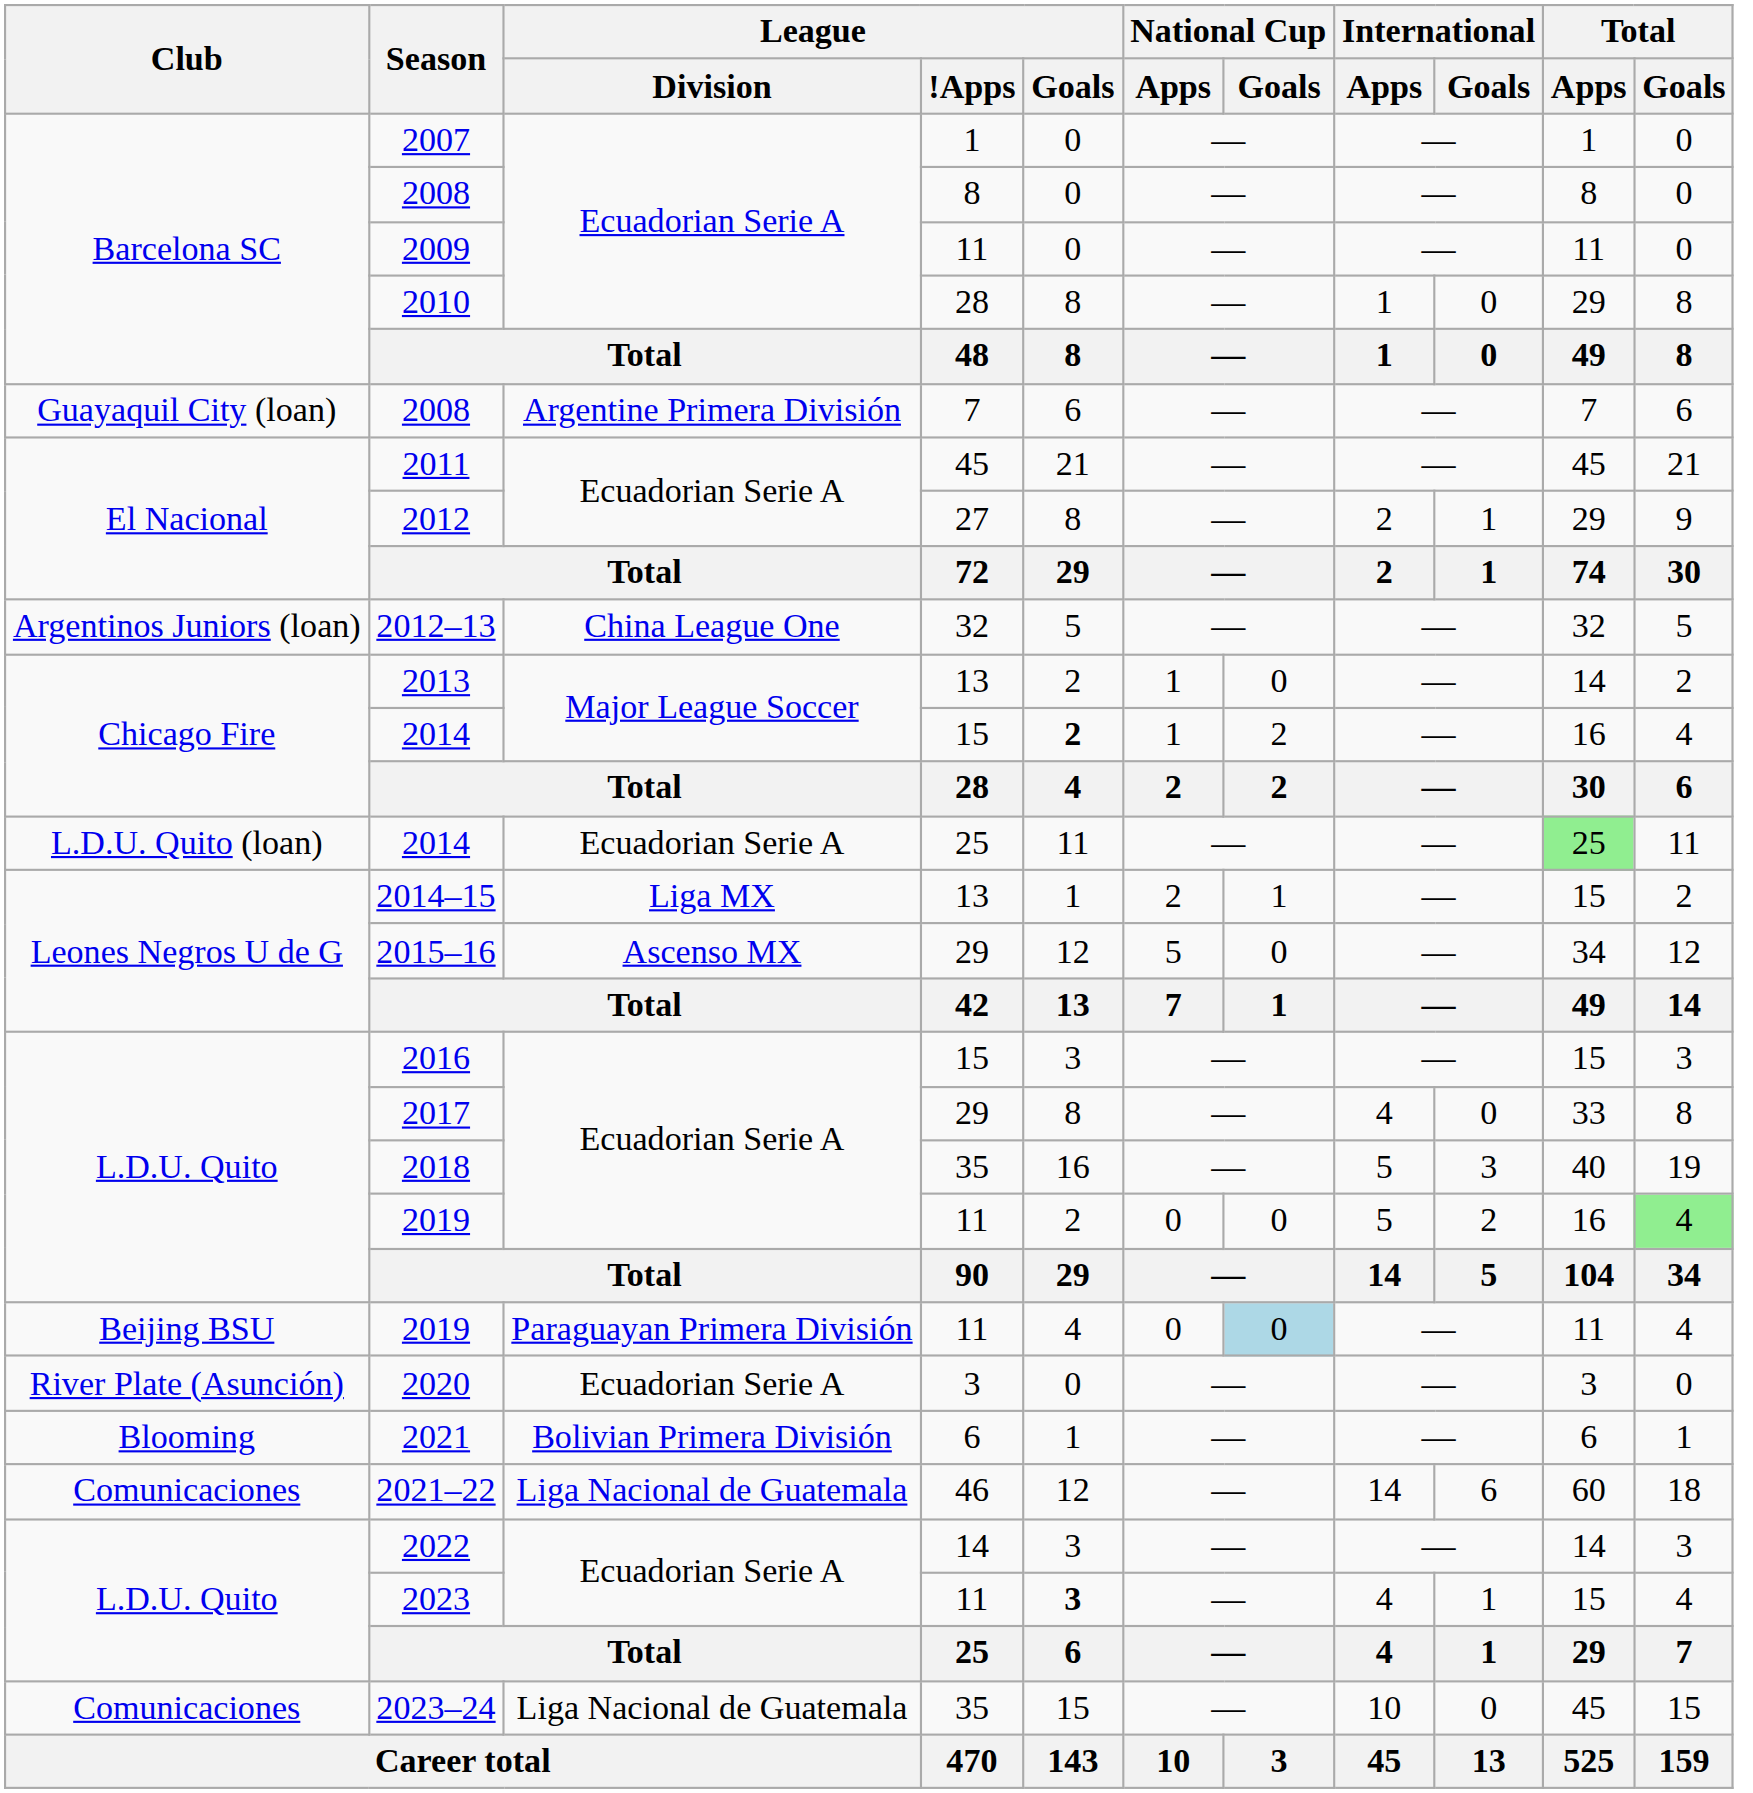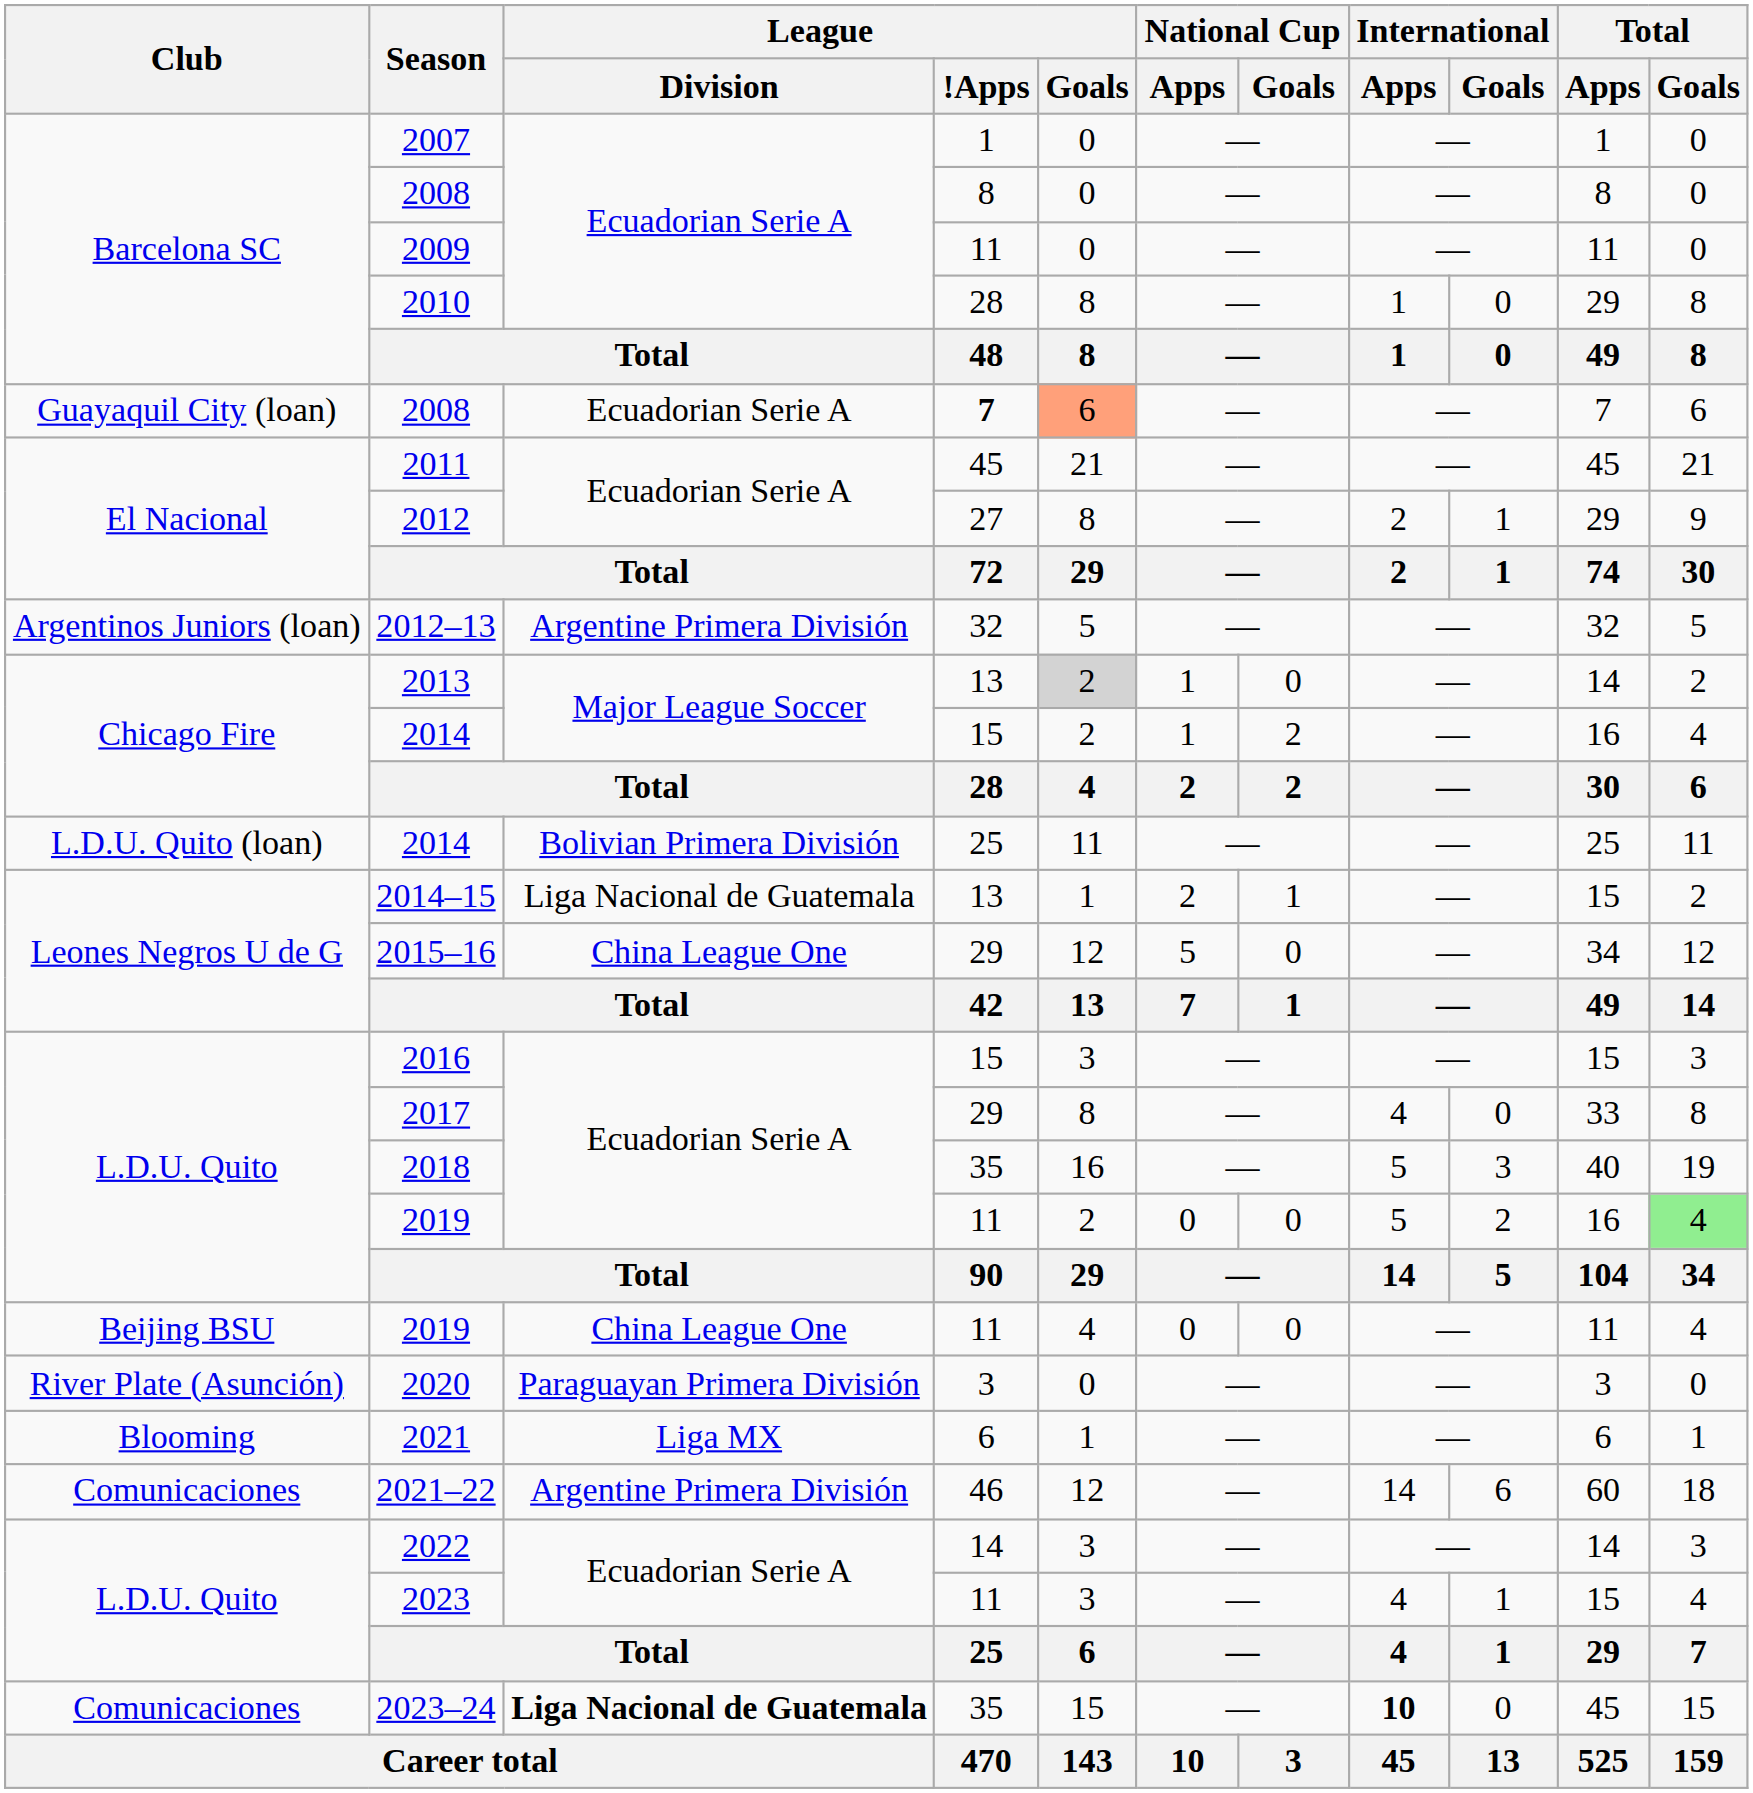(712, 409) Argentine Primera División -> (719, 409) Ecuadorian Serie A
(972, 409) normal -> (986, 409) bold
(1073, 409) no background -> (1087, 409) lightsalmon background
(712, 626) China League One -> (719, 626) Argentine Primera División
(1073, 680) no background -> (1087, 680) lightgrey background
(1073, 734) bold -> (1087, 734) normal
(712, 842) Ecuadorian Serie A -> (719, 842) Bolivian Primera División
(1589, 842) lightgreen background -> (1603, 842) no background
(712, 896) Liga MX -> (719, 896) Liga Nacional de Guatemala
(712, 950) Ascenso MX -> (719, 950) China League One
(712, 1328) Paraguayan Primera División -> (719, 1328) China League One
(1279, 1328) lightblue background -> (1293, 1328) no background
(712, 1382) Ecuadorian Serie A -> (719, 1382) Paraguayan Primera División
(712, 1436) Bolivian Primera División -> (719, 1436) Liga MX
(712, 1490) Liga Nacional de Guatemala -> (719, 1490) Argentine Primera División
(1073, 1598) bold -> (1087, 1598) normal
(712, 1707) normal -> (719, 1707) bold
(1384, 1707) normal -> (1399, 1707) bold
